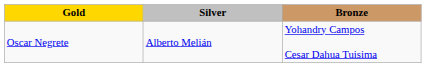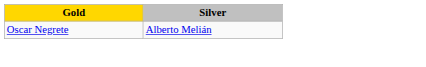- column: (352, 13)
